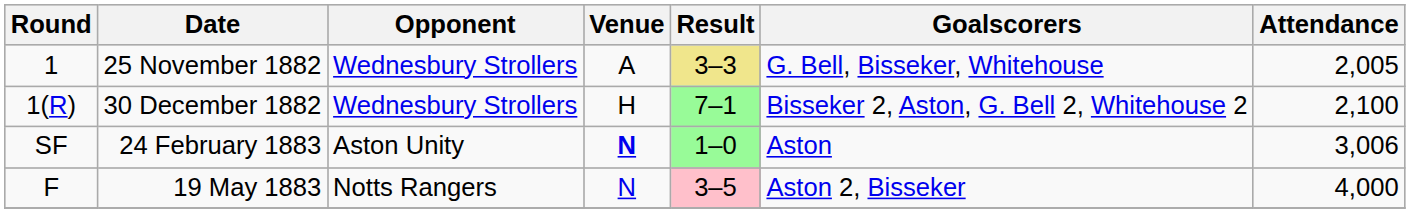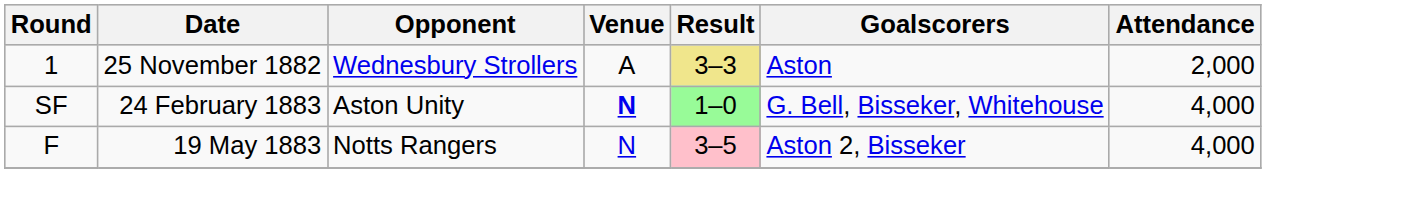(935, 65) G. Bell, Bisseker, Whitehouse -> (799, 65) Aston
(1367, 65) 2,005 -> (1223, 65) 2,000
- row: (212, 106)
(799, 146) Aston -> (935, 106) G. Bell, Bisseker, Whitehouse
(1367, 146) 3,006 -> (1223, 106) 4,000
